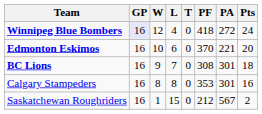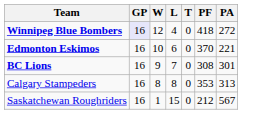- column: (248, 13)
(227, 83) 301 -> (227, 83) 313
